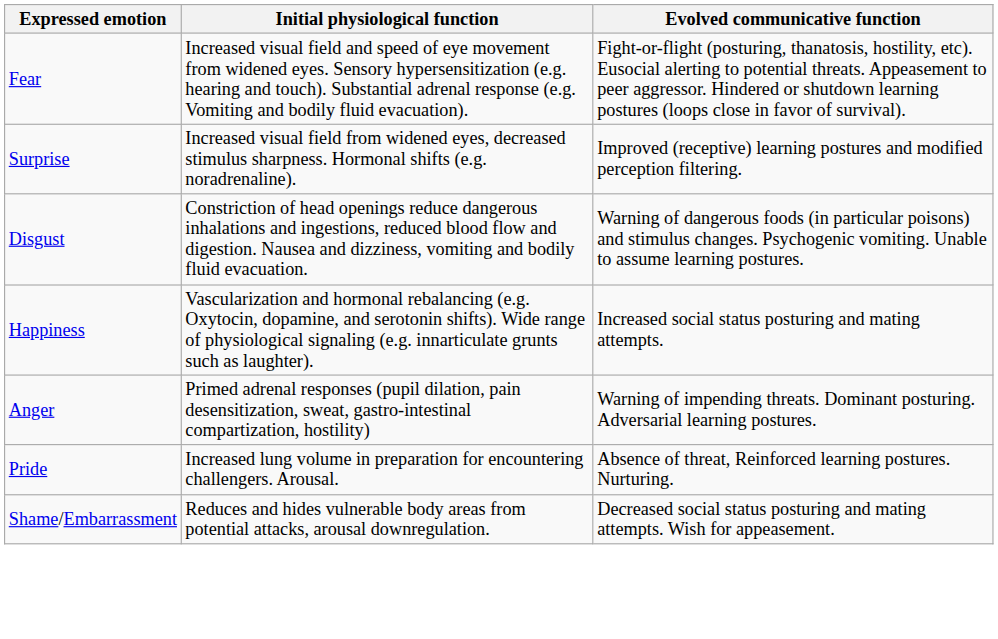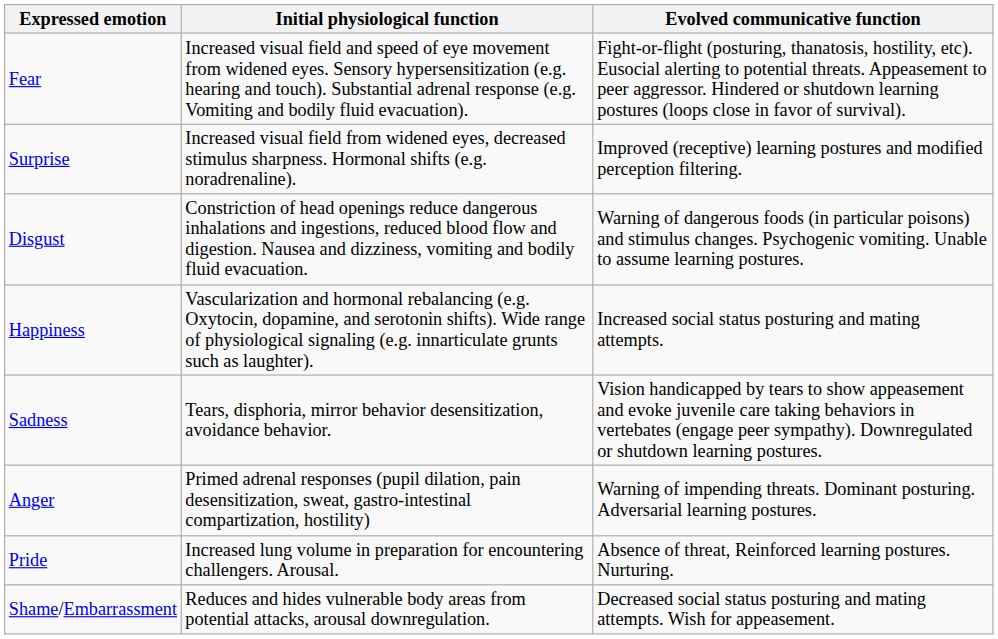+ row: (38, 420)
